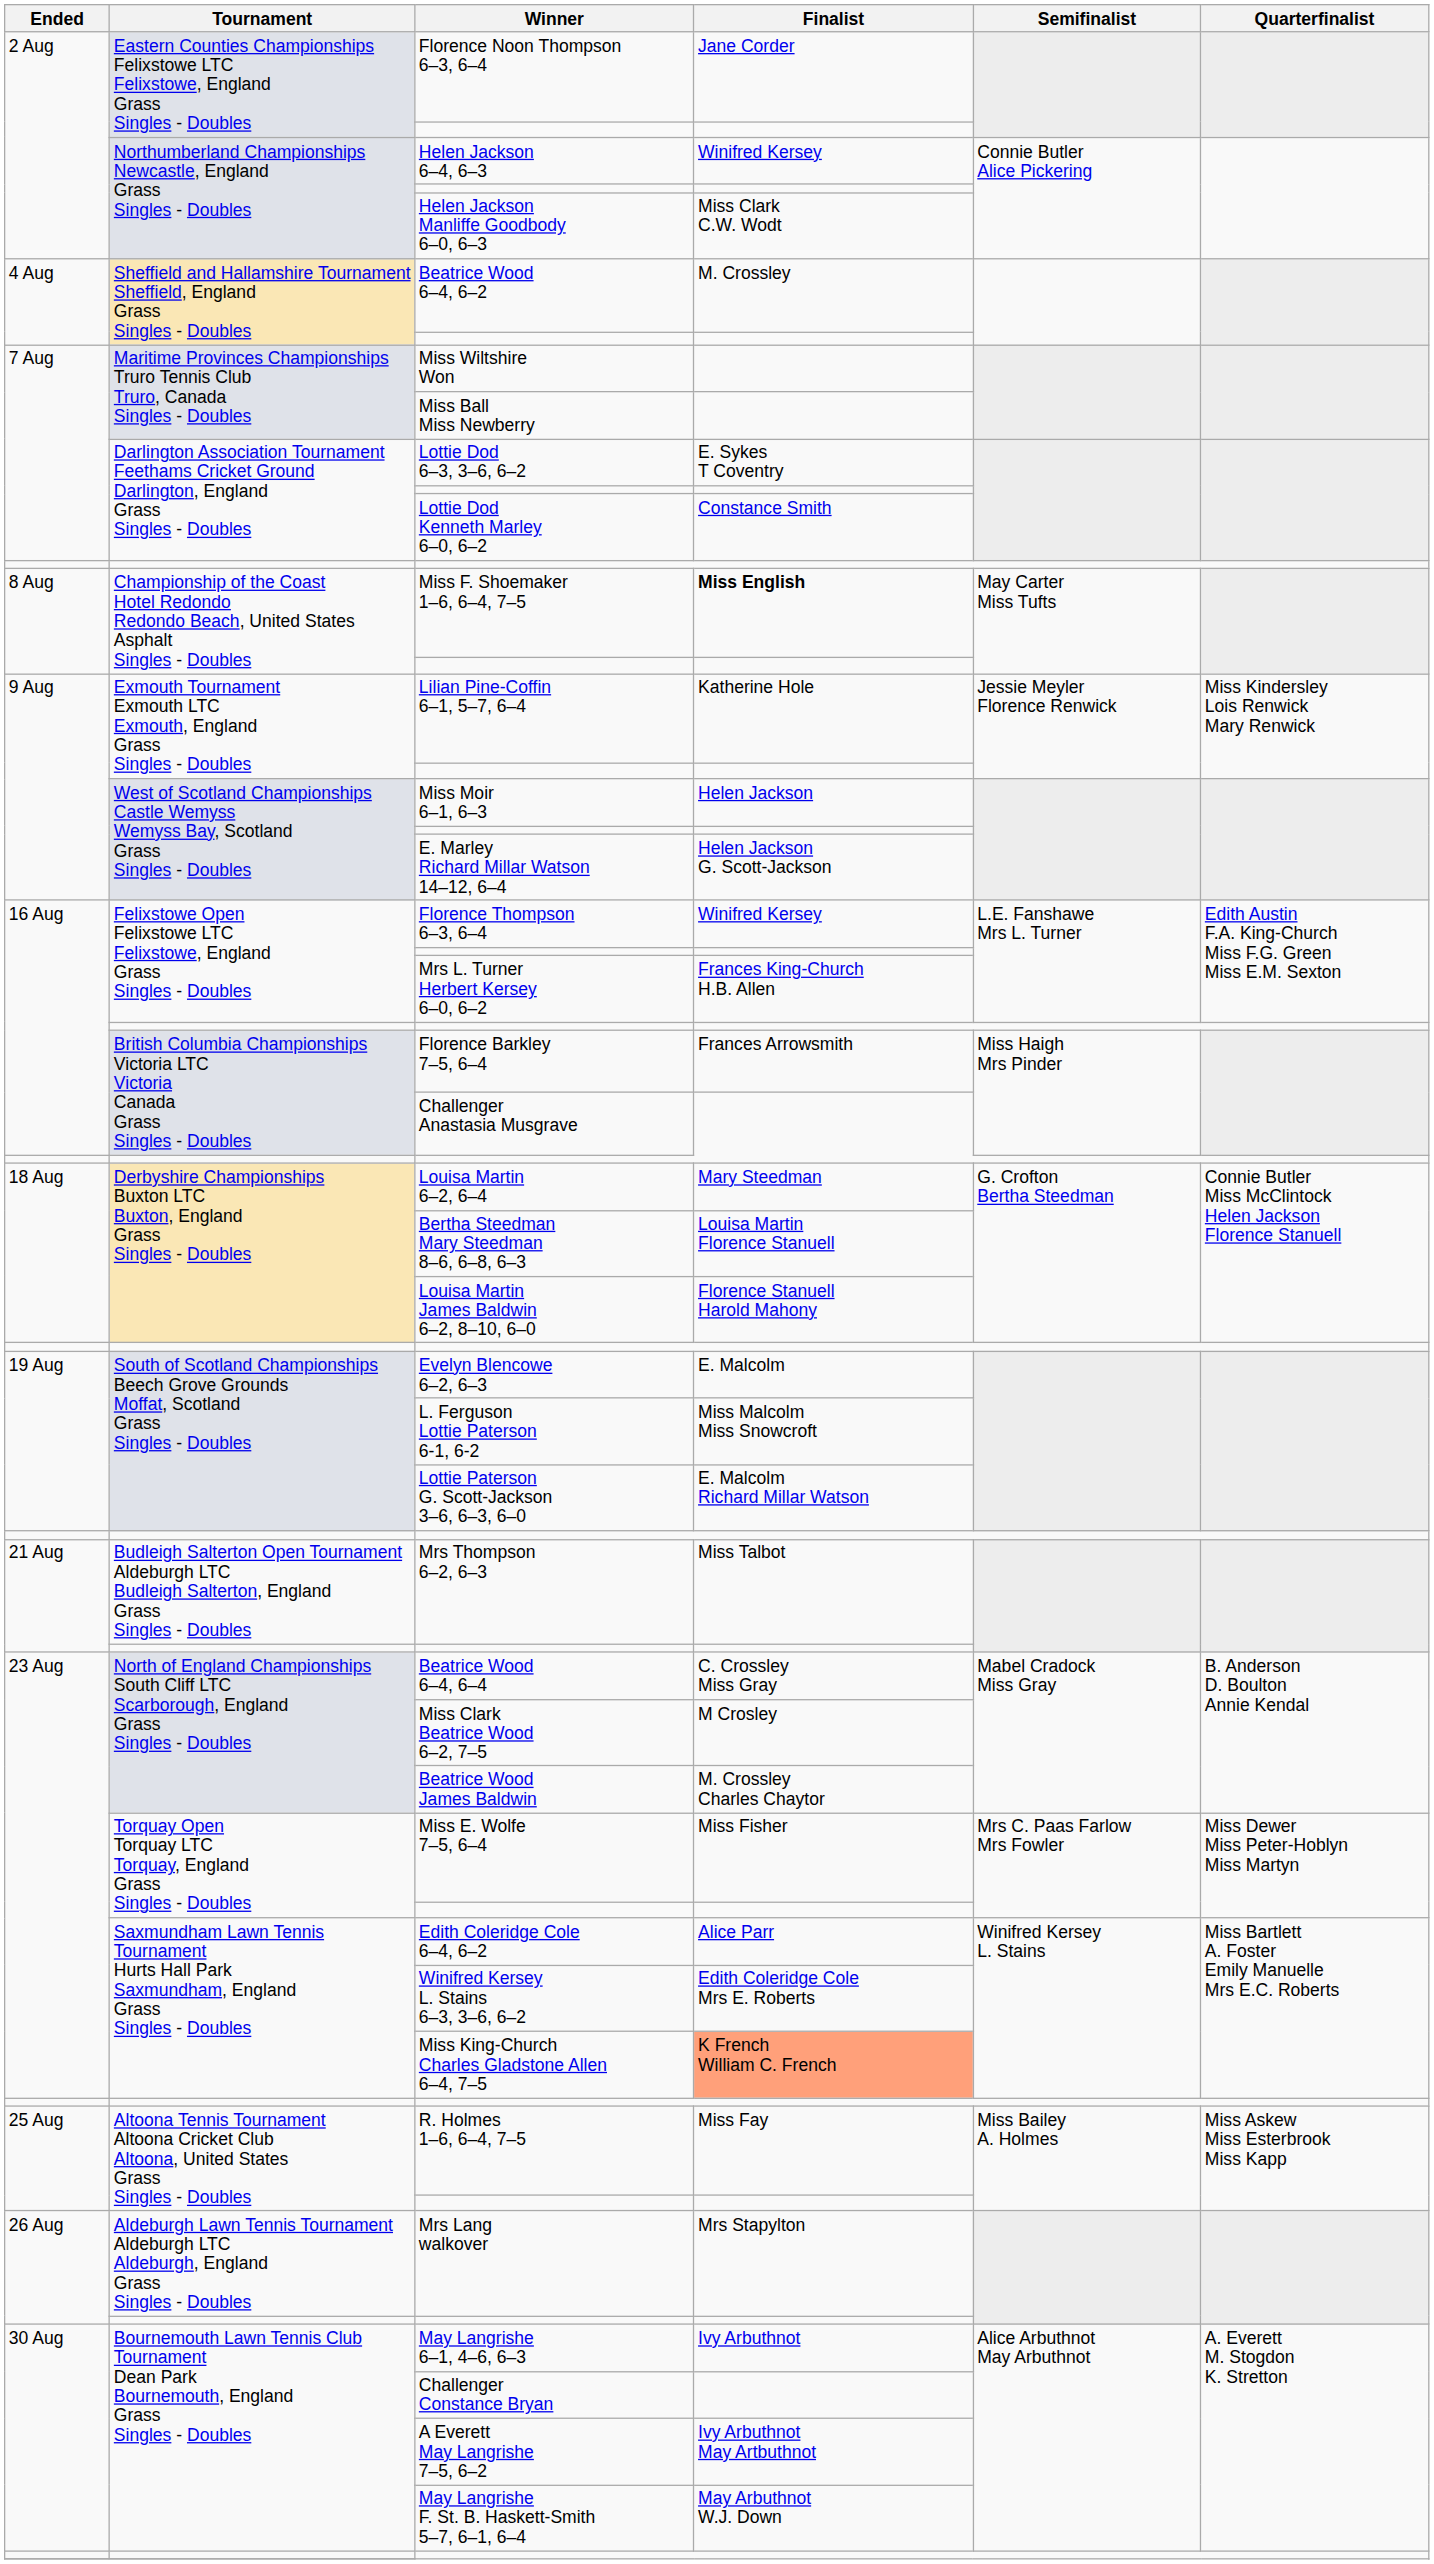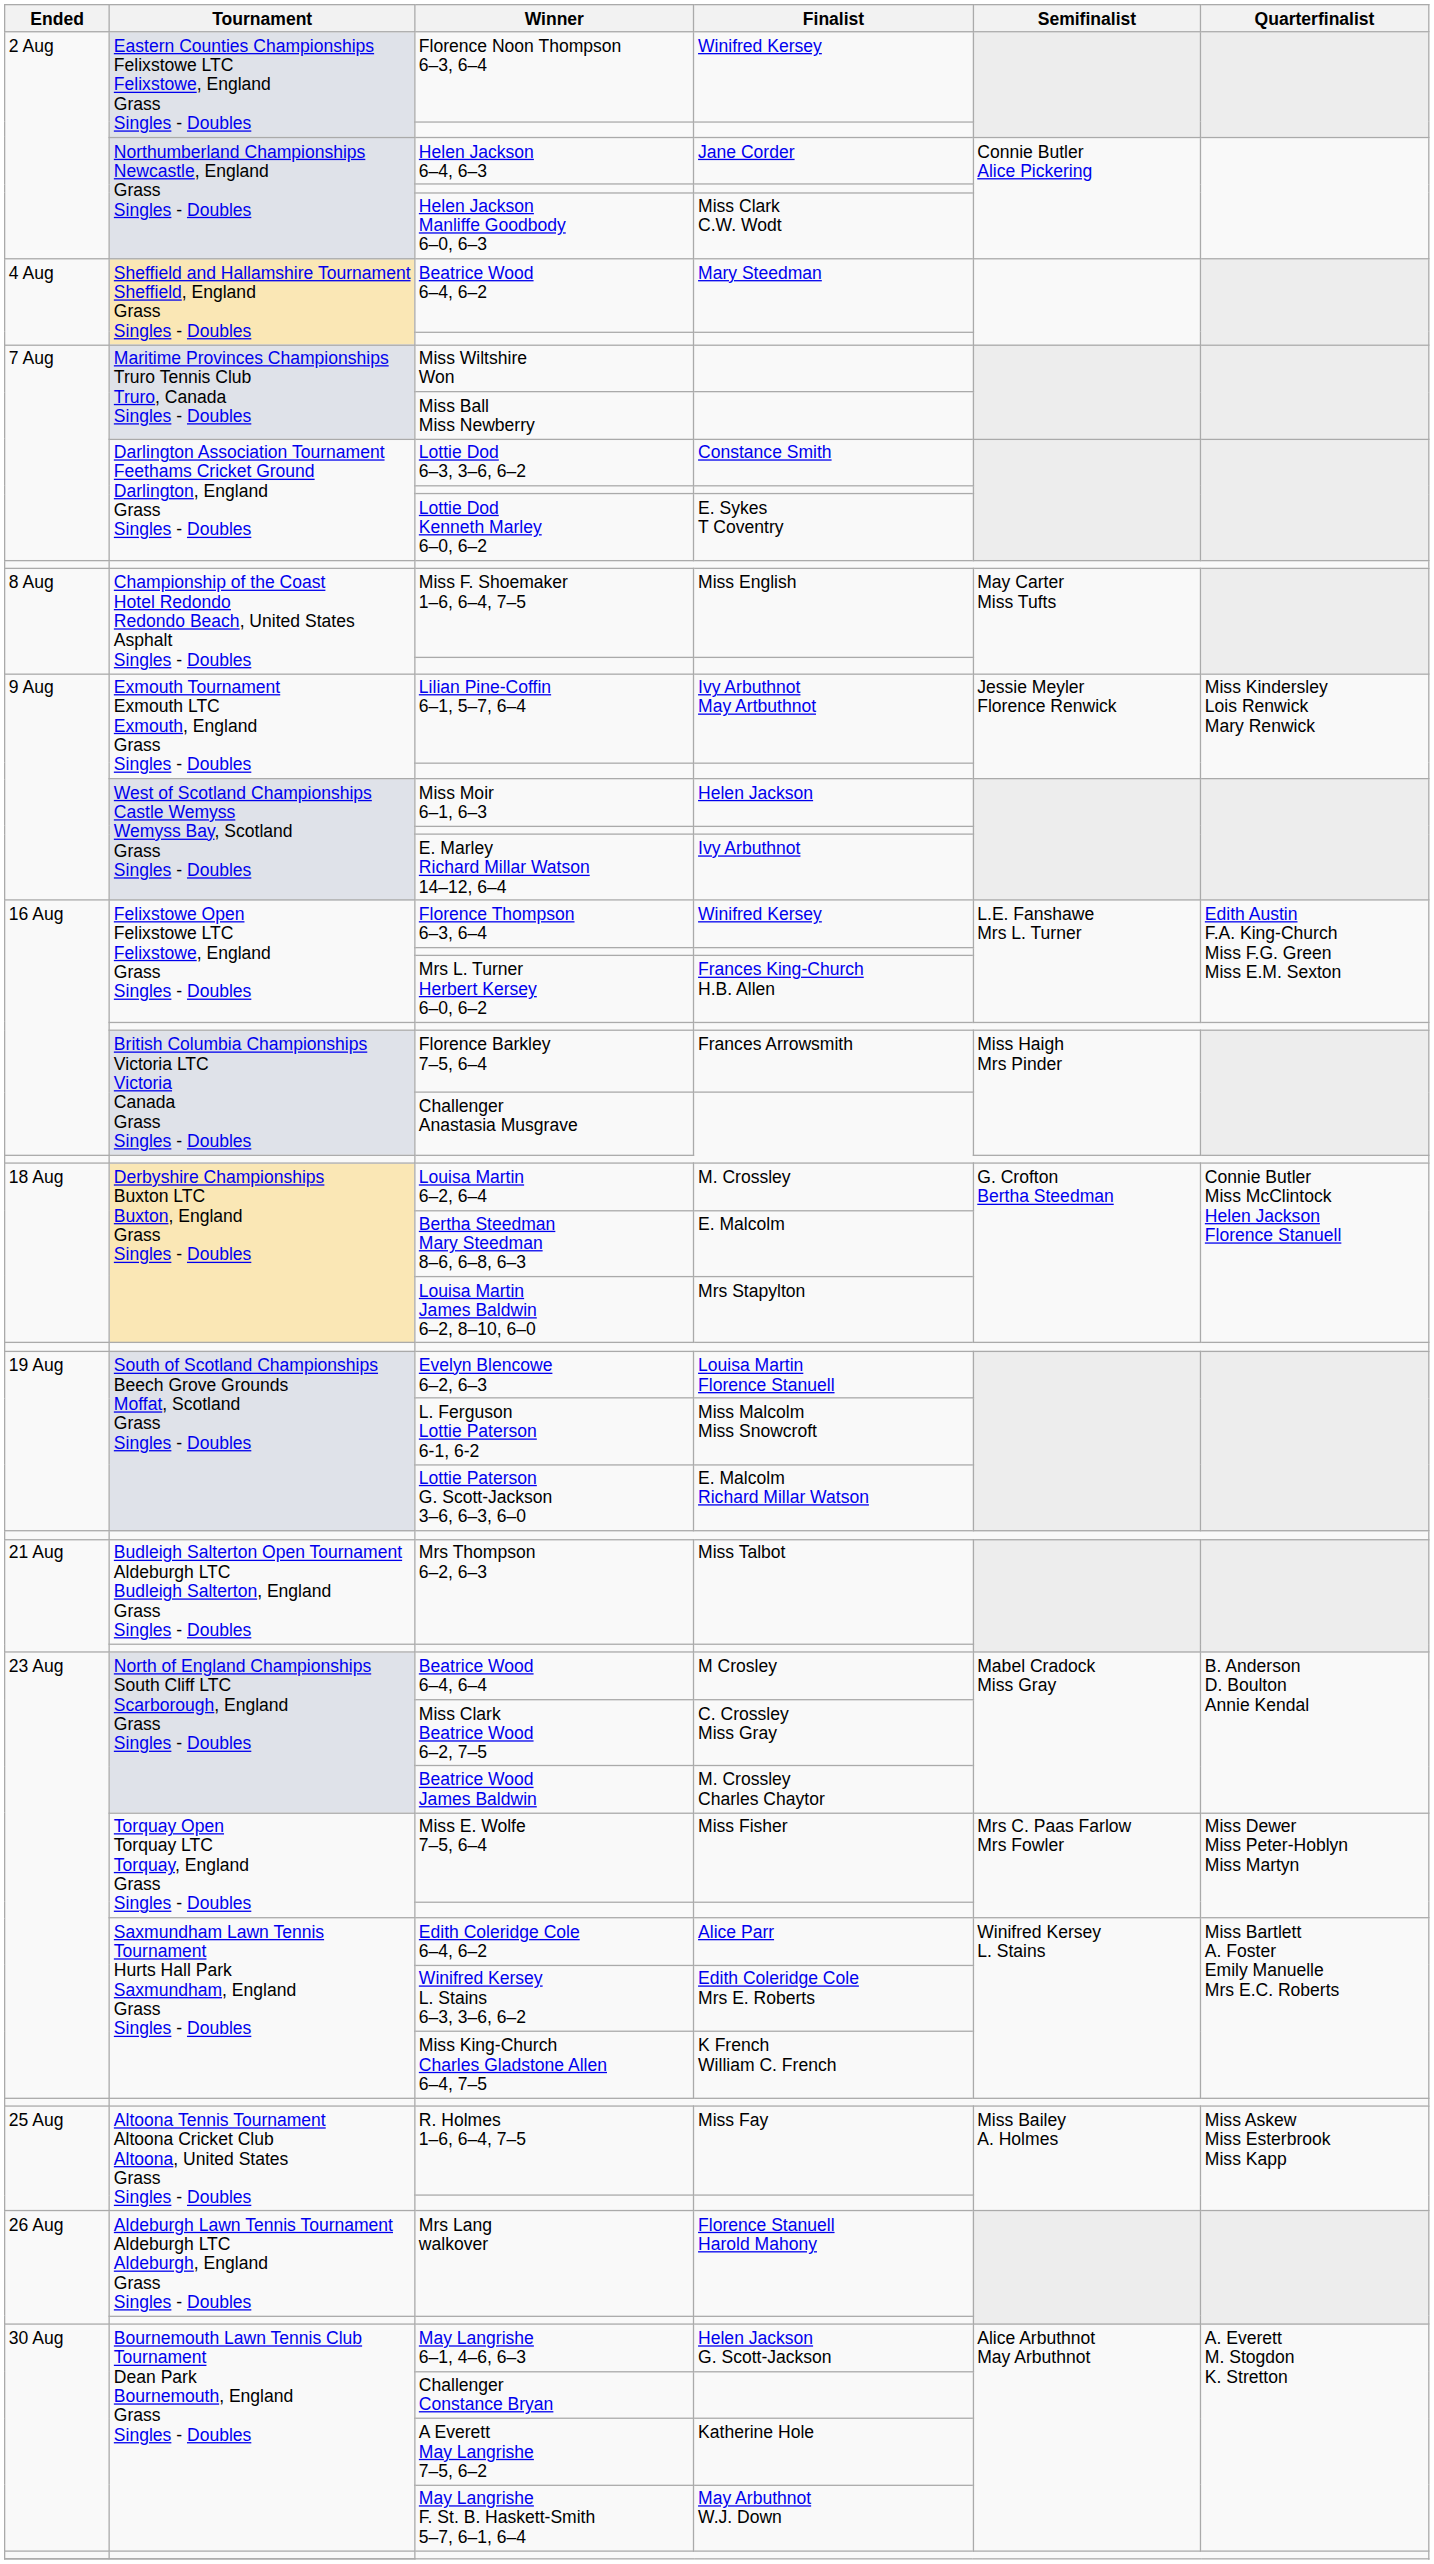(746, 46) Jane Corder -> (760, 46) Winifred Kersey
(760, 151) Winifred Kersey -> (746, 151) Jane Corder
(744, 272) M. Crossley -> (760, 272) Mary Steedman
(741, 462) E. Sykes T Coventry -> (765, 452) Constance Smith
(765, 507) Constance Smith -> (741, 517) E. Sykes T Coventry
(752, 582) bold -> (747, 582) normal
(756, 687) Katherine Hole -> (757, 697) Ivy Arbuthnot May Artbuthnot
(765, 857) Helen Jackson G. Scott-Jackson -> (749, 848) Ivy Arbuthnot
(760, 1177) Mary Steedman -> (744, 1177) M. Crossley
(766, 1233) Louisa Martin Florence Stanuell -> (741, 1224) E. Malcolm
(766, 1300) Florence Stanuell Harold Mahony -> (752, 1290) Mrs Stapylton
(741, 1365) E. Malcolm -> (766, 1374) Louisa Martin Florence Stanuell
(743, 1676) C. Crossley Miss Gray -> (738, 1666) M Crosley
(738, 1713) M Crosley -> (743, 1723) C. Crossley Miss Gray
(767, 2054) lightsalmon background -> (767, 2054) no background
(752, 2224) Mrs Stapylton -> (766, 2234) Florence Stanuell Harold Mahony
(749, 2338) Ivy Arbuthnot -> (765, 2347) Helen Jackson G. Scott-Jackson
(757, 2441) Ivy Arbuthnot May Artbuthnot -> (756, 2432) Katherine Hole
